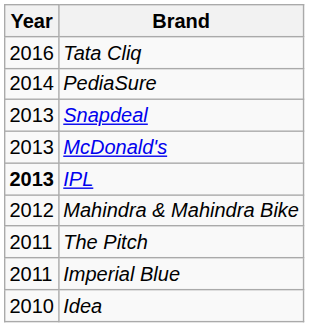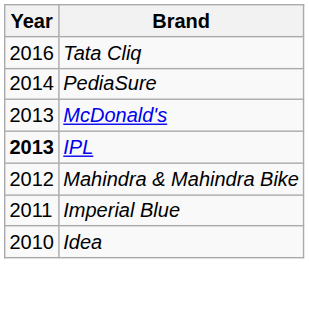- row: (106, 116)
- row: (106, 242)
